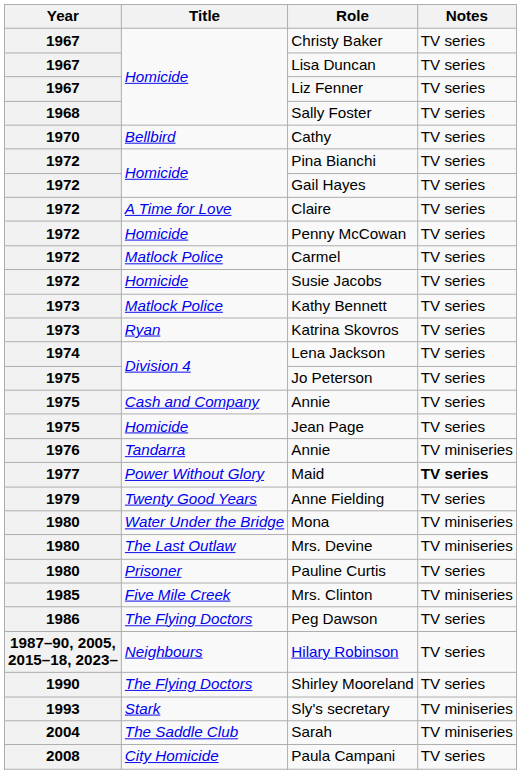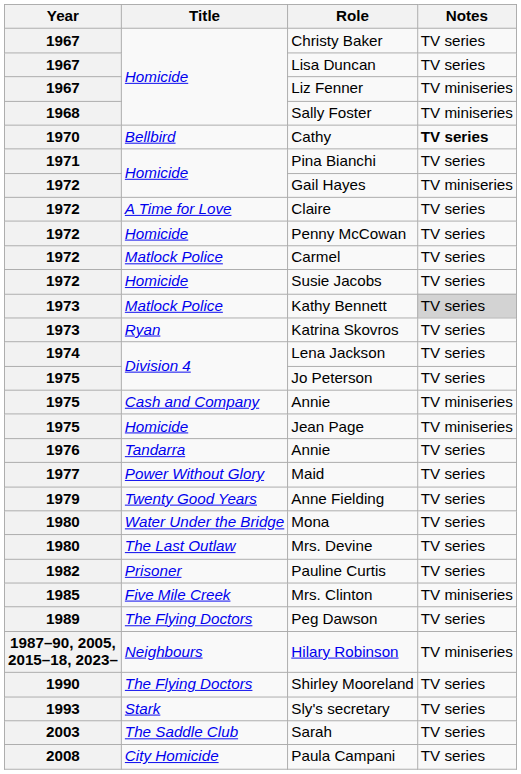(453, 88) TV series -> (467, 88) TV miniseries
(453, 112) TV series -> (467, 112) TV miniseries
(453, 137) normal -> (455, 137) bold
(63, 161) 1972 -> (63, 161) 1971
(453, 185) TV series -> (467, 185) TV miniseries
(453, 305) no background -> (453, 305) lightgrey background
(453, 402) TV series -> (467, 402) TV miniseries
(453, 426) TV series -> (467, 426) TV miniseries
(467, 450) TV miniseries -> (453, 450) TV series
(455, 474) bold -> (453, 474) normal
(467, 522) TV miniseries -> (453, 522) TV series
(467, 546) TV miniseries -> (453, 546) TV series
(63, 570) 1980 -> (63, 570) 1982
(63, 619) 1986 -> (63, 619) 1989
(453, 651) TV series -> (467, 651) TV miniseries
(467, 708) TV miniseries -> (453, 708) TV series
(63, 732) 2004 -> (63, 732) 2003
(467, 732) TV miniseries -> (453, 732) TV series
